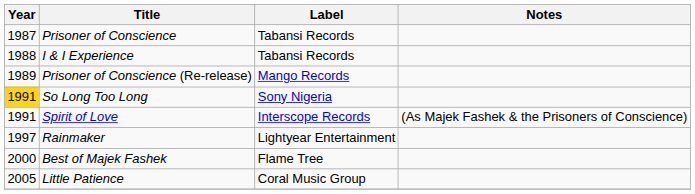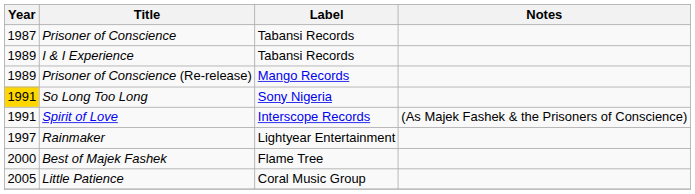(22, 55) 1988 -> (22, 55) 1989
